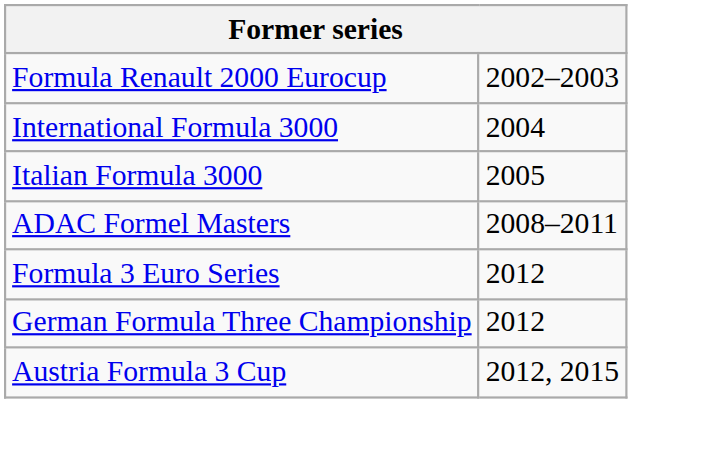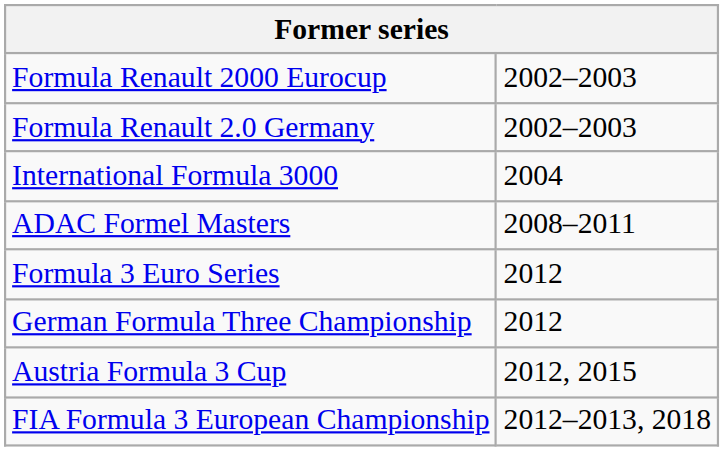+ row: (193, 126)
- row: (137, 175)
+ row: (251, 419)
